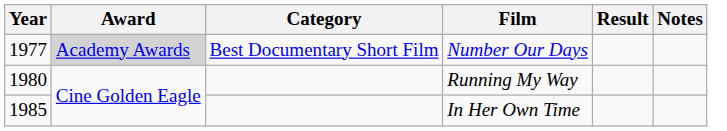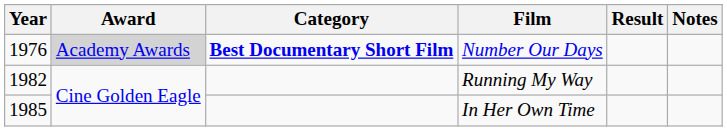(28, 49) 1977 -> (28, 49) 1976
(324, 49) normal -> (331, 49) bold
(28, 79) 1980 -> (28, 79) 1982
